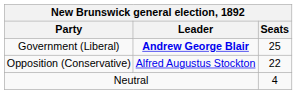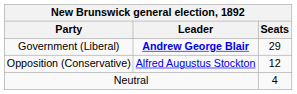(275, 47) 25 -> (275, 47) 29
(275, 64) 22 -> (275, 64) 12
